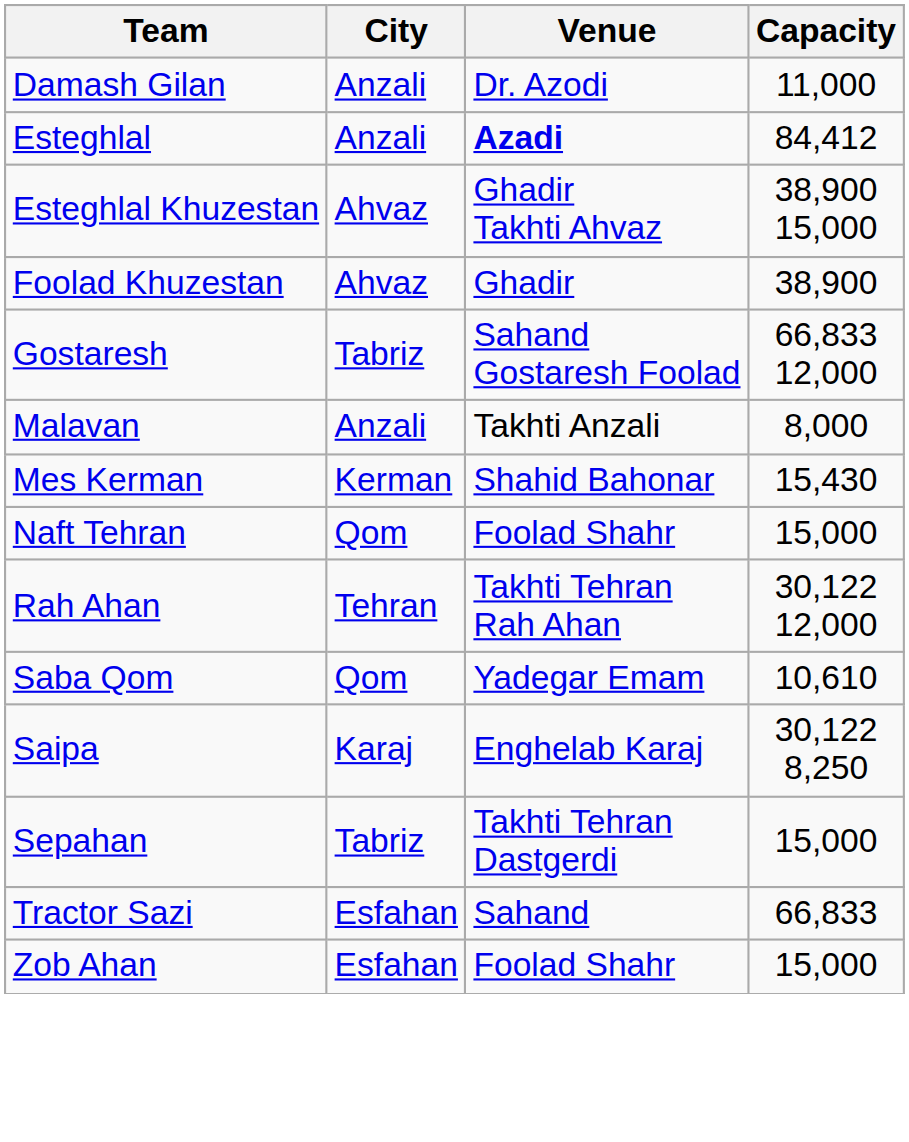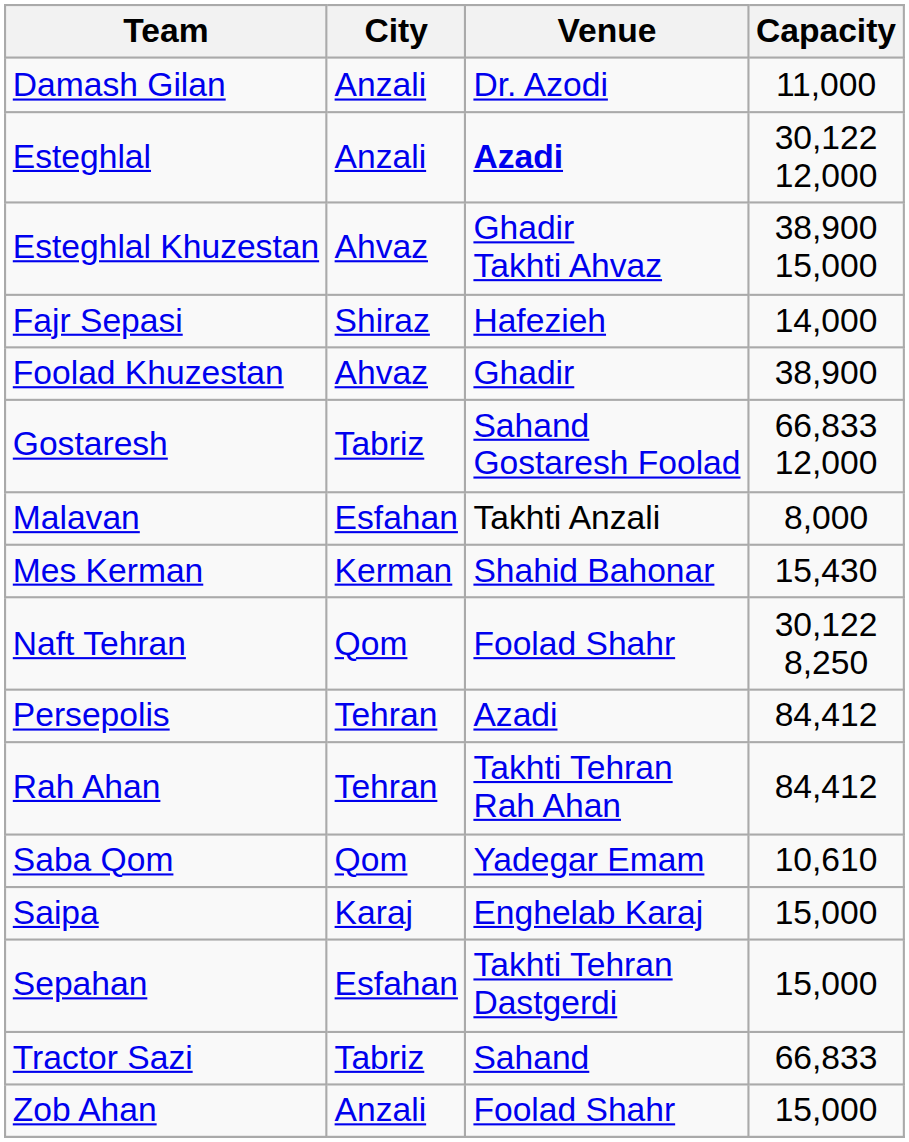(826, 137) 84,412 -> (826, 156) 30,122 12,000
+ row: (98, 319)
(380, 426) Anzali -> (396, 517) Esfahan
(826, 533) 15,000 -> (826, 643) 30,122 8,250
+ row: (91, 715)
(826, 605) 30,122 12,000 -> (826, 787) 84,412
(826, 749) 30,122 8,250 -> (826, 912) 15,000
(379, 840) Tabriz -> (396, 985) Esfahan
(396, 912) Esfahan -> (379, 1057) Tabriz
(396, 966) Esfahan -> (380, 1110) Anzali
